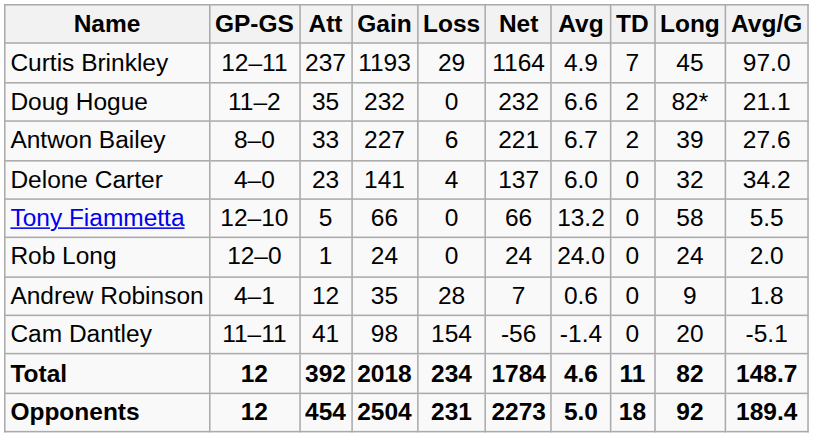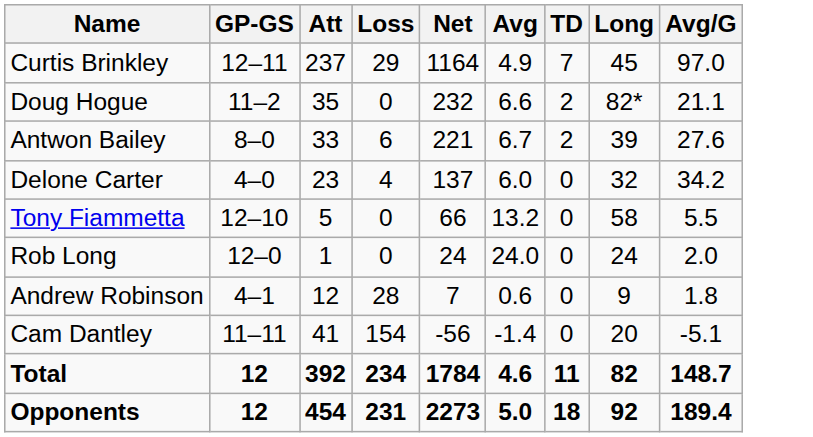- column: (384, 23)
